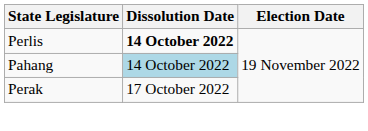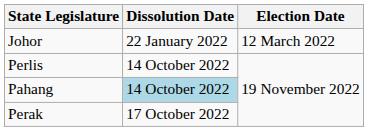+ row: (25, 41)
(180, 41) bold -> (178, 65) normal
